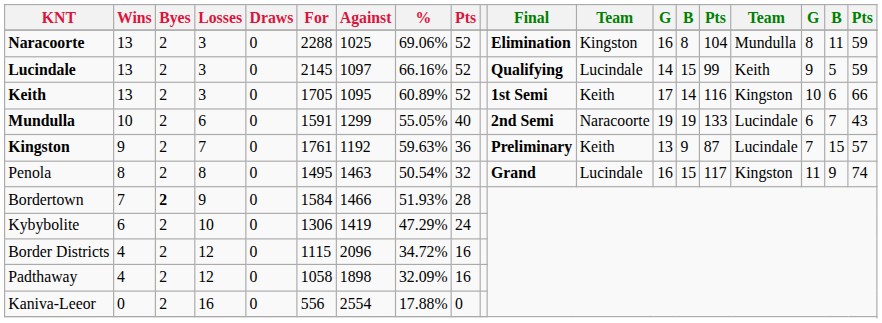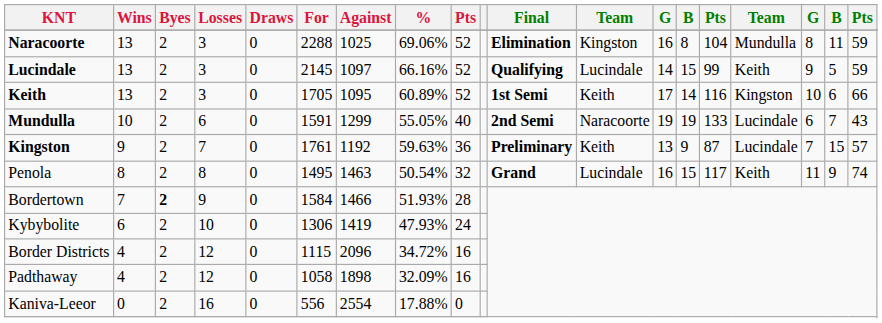(764, 173) Kingston -> (752, 173) Keith
(423, 225) 47.29% -> (423, 225) 47.93%
